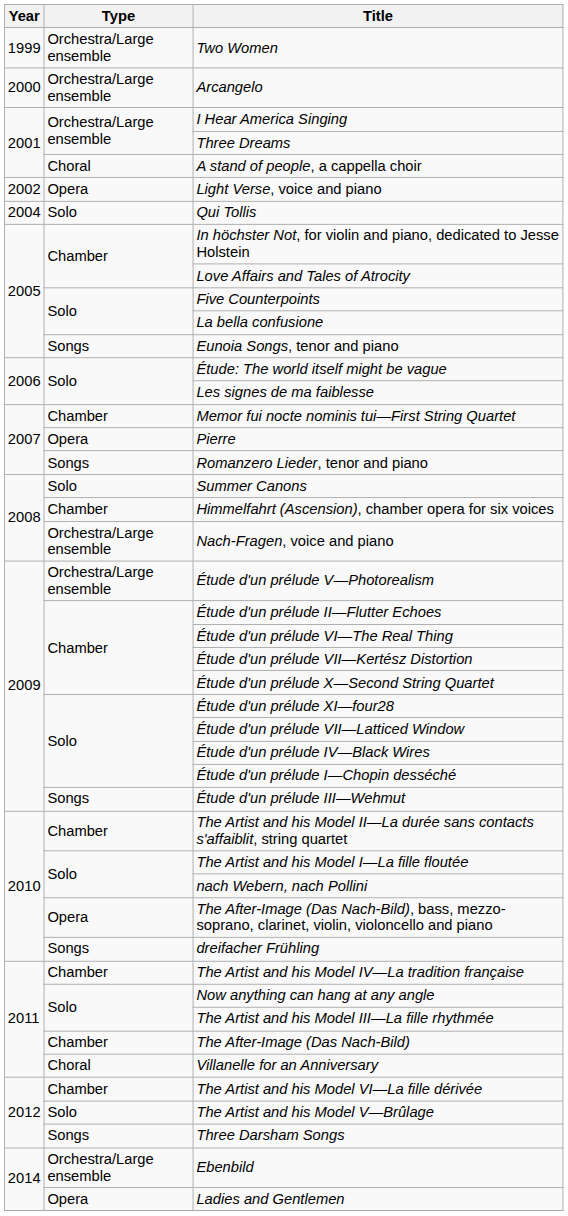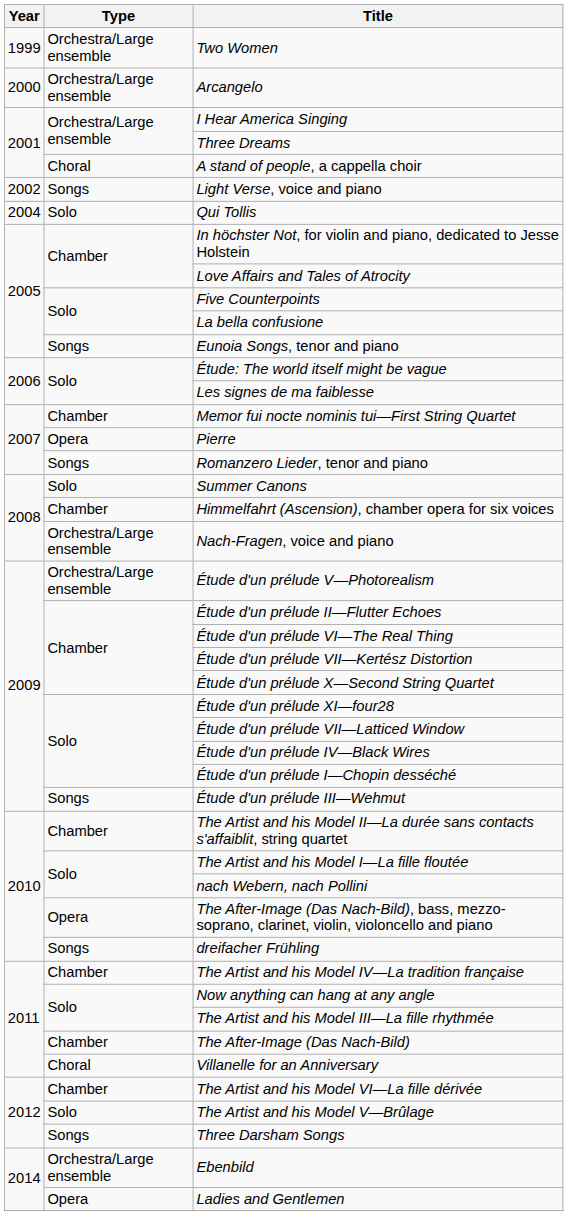(68, 189) Opera -> (68, 189) Songs
